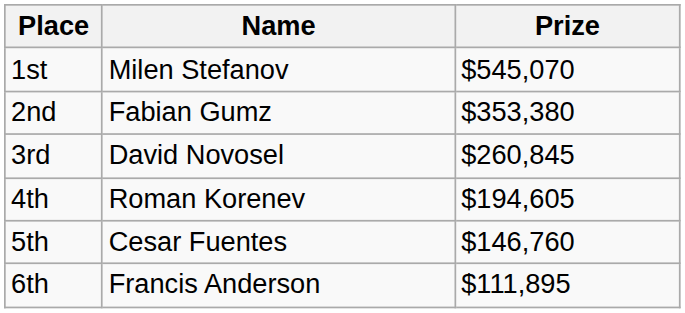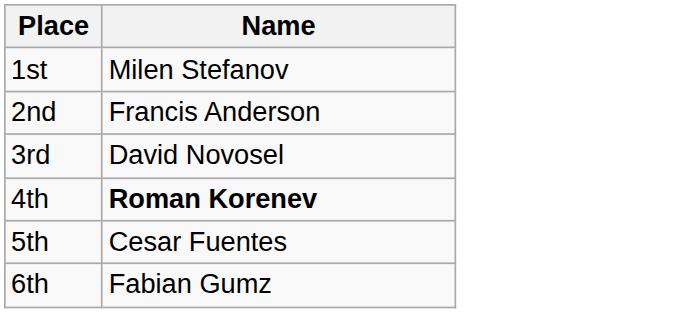- column: (567, 26)
(190, 112) Fabian Gumz -> (214, 112) Francis Anderson
(207, 198) normal -> (213, 198) bold
(214, 284) Francis Anderson -> (190, 284) Fabian Gumz
